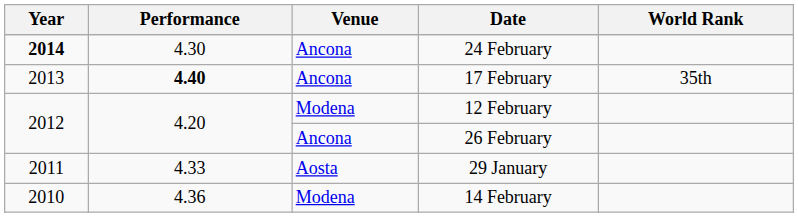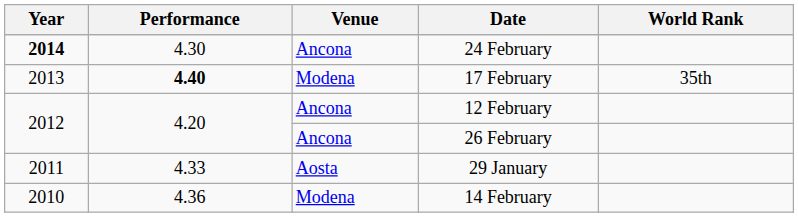(324, 79) Ancona -> (325, 79) Modena
(325, 108) Modena -> (324, 108) Ancona
